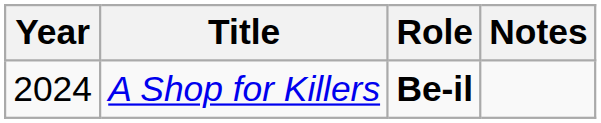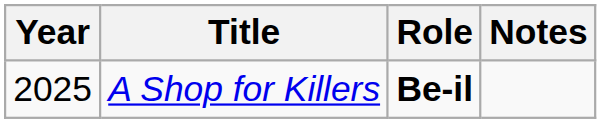(53, 88) 2024 -> (53, 88) 2025
